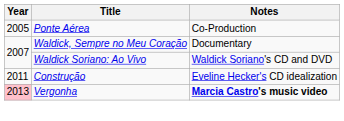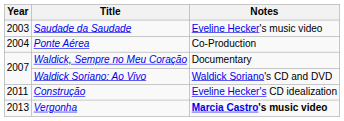+ row: (82, 28)
(18, 28) 2005 -> (18, 44) 2004
(18, 92) pink background -> (18, 108) no background
